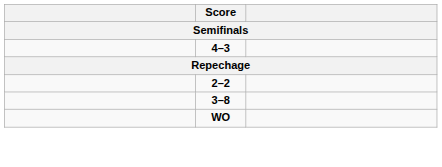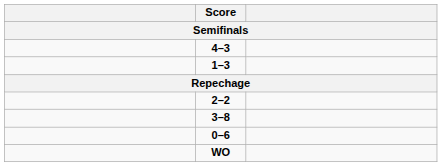+ row: (221, 65)
+ row: (221, 135)
